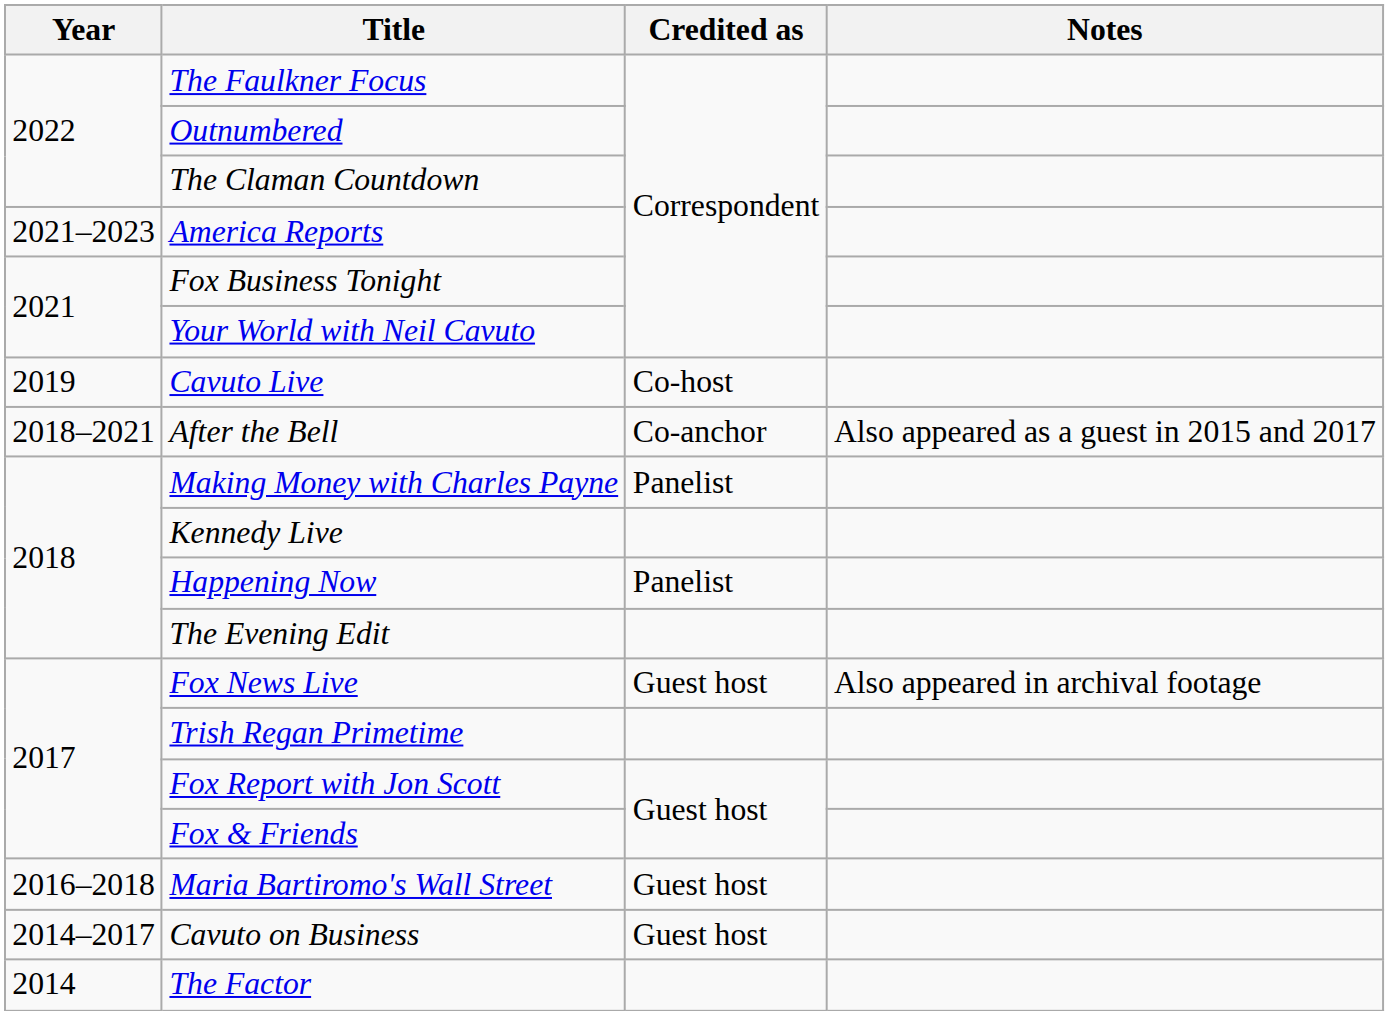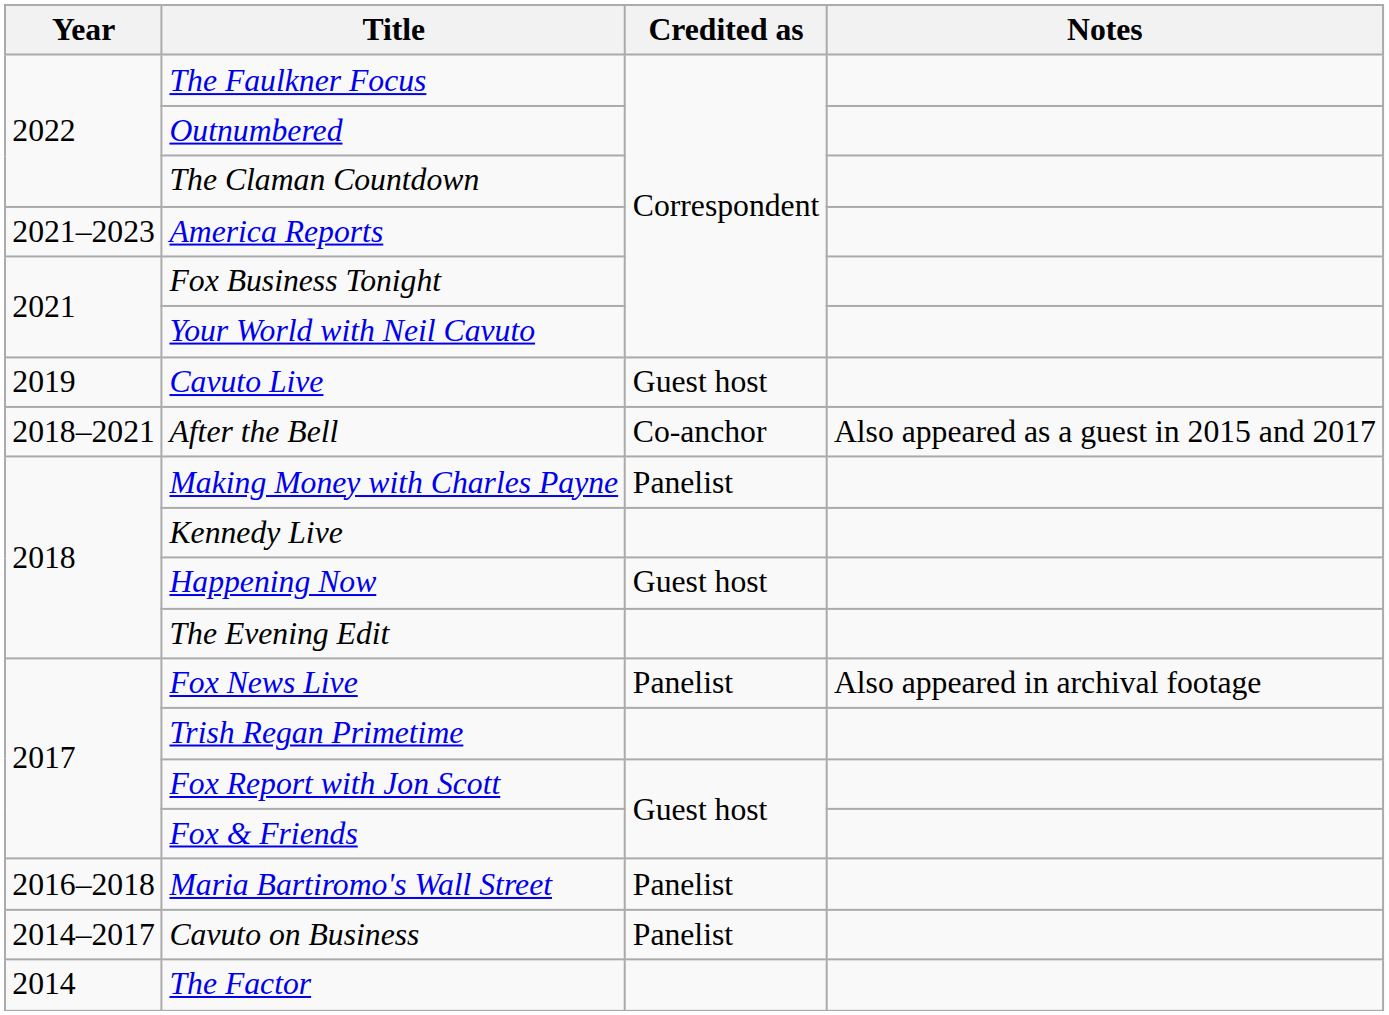(683, 381) Co-host -> (700, 381) Guest host
(683, 582) Panelist -> (700, 582) Guest host
(700, 682) Guest host -> (683, 682) Panelist
(700, 883) Guest host -> (683, 883) Panelist
(700, 933) Guest host -> (683, 933) Panelist
